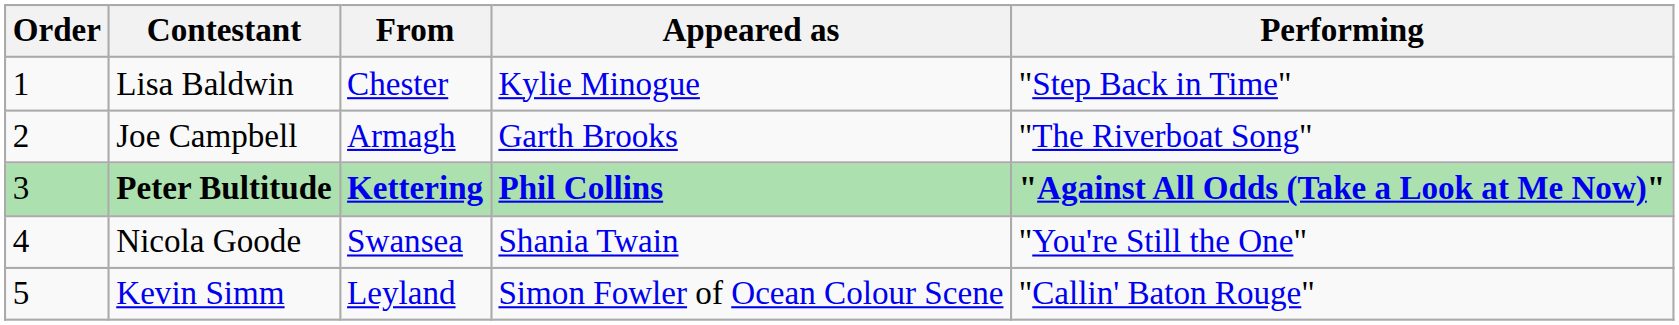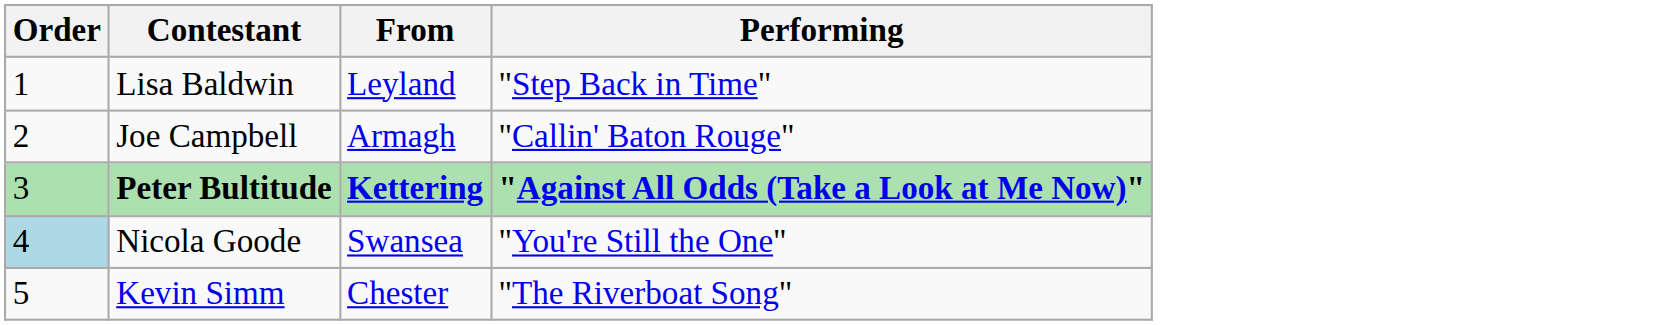- column: (751, 30)
(398, 83) Chester -> (401, 83) Leyland
(1166, 135) "The Riverboat Song" -> (646, 135) "Callin' Baton Rouge"
(21, 240) no background -> (21, 240) lightblue background
(401, 293) Leyland -> (398, 293) Chester
(1167, 293) "Callin' Baton Rouge" -> (645, 293) "The Riverboat Song"
